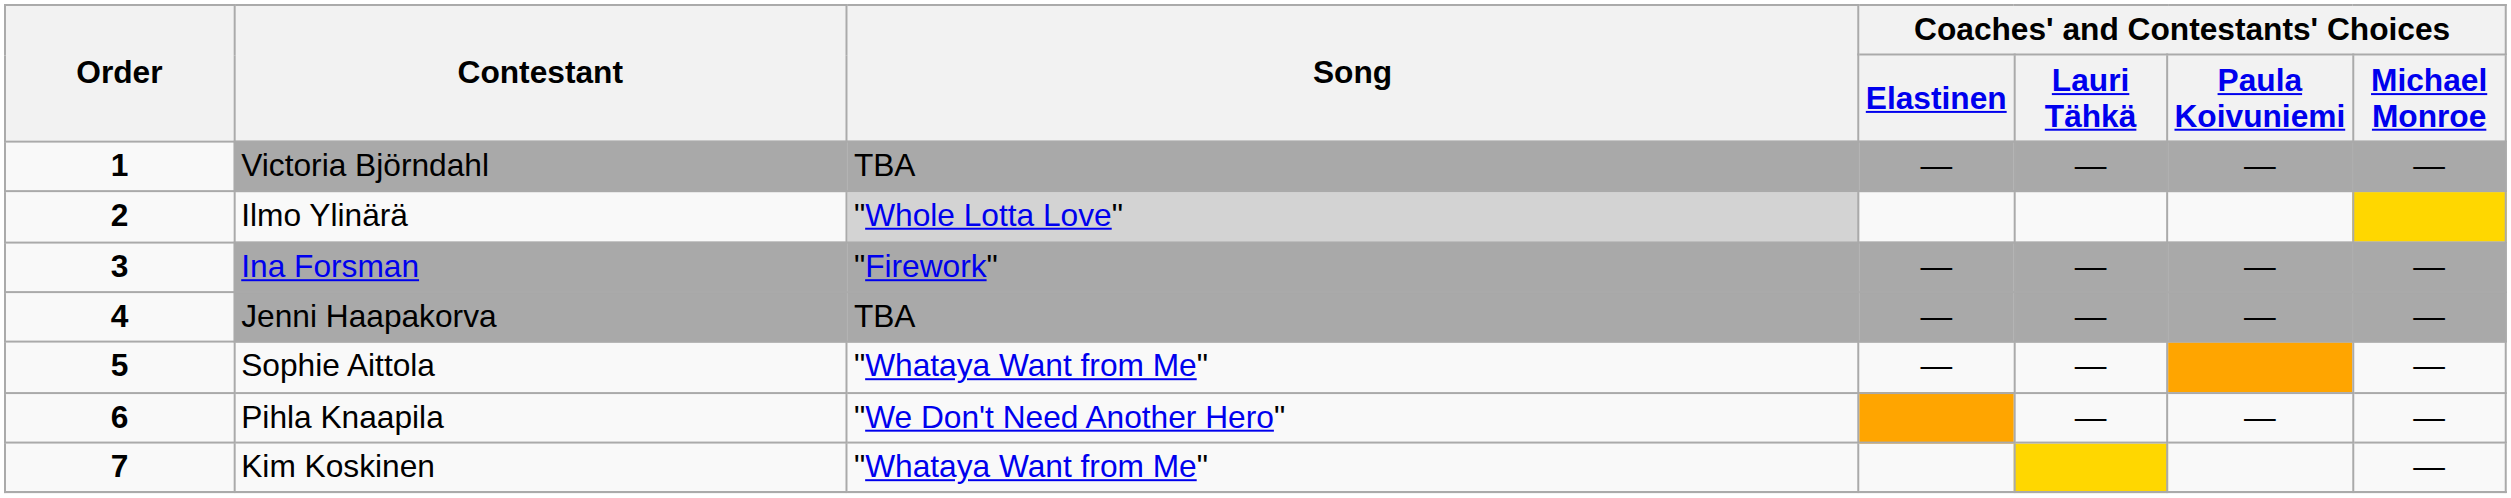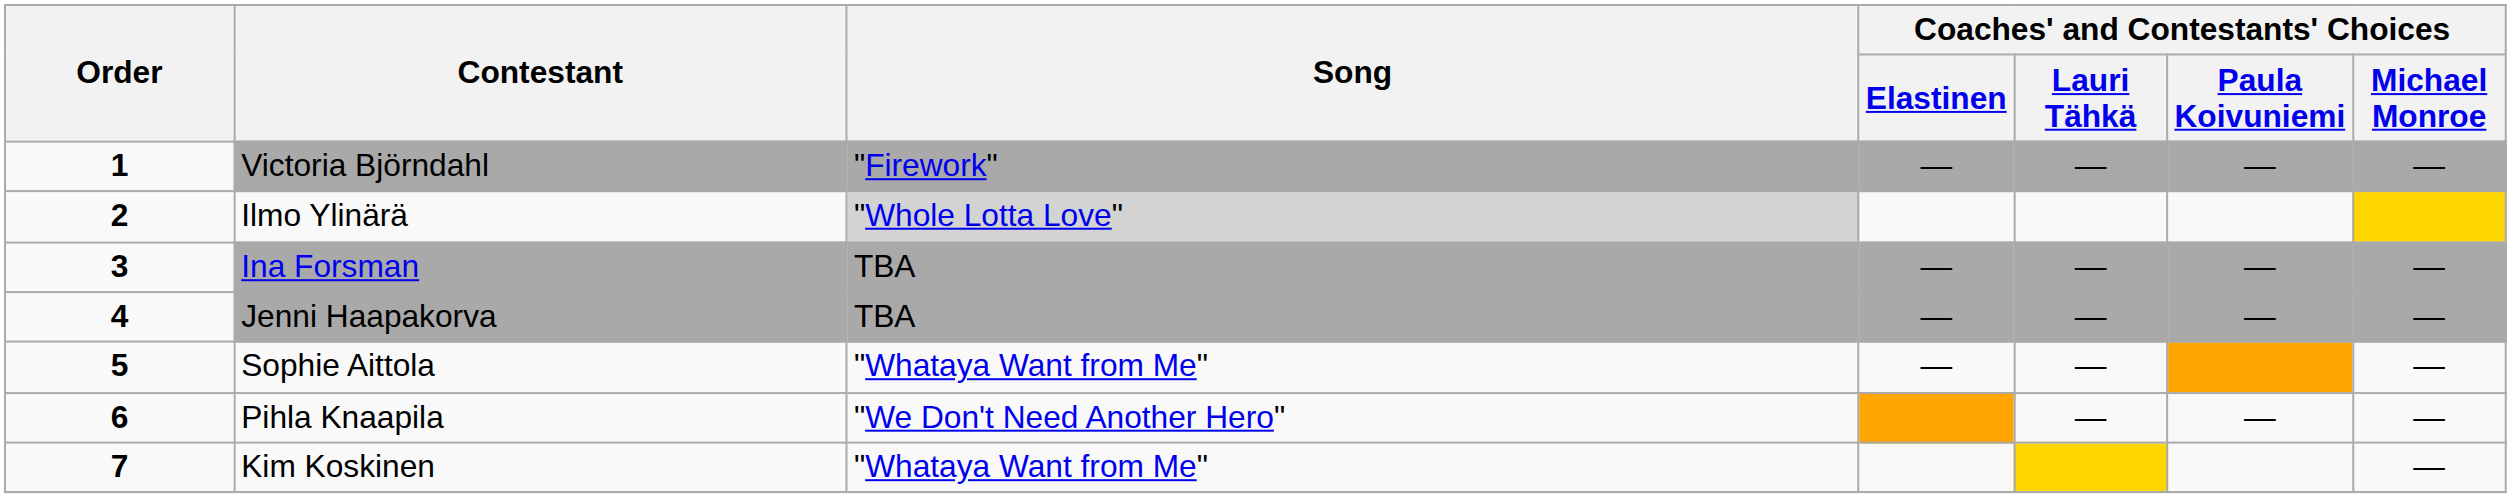(885, 165) TBA -> (926, 165) "Firework"
(926, 266) "Firework" -> (885, 266) TBA
